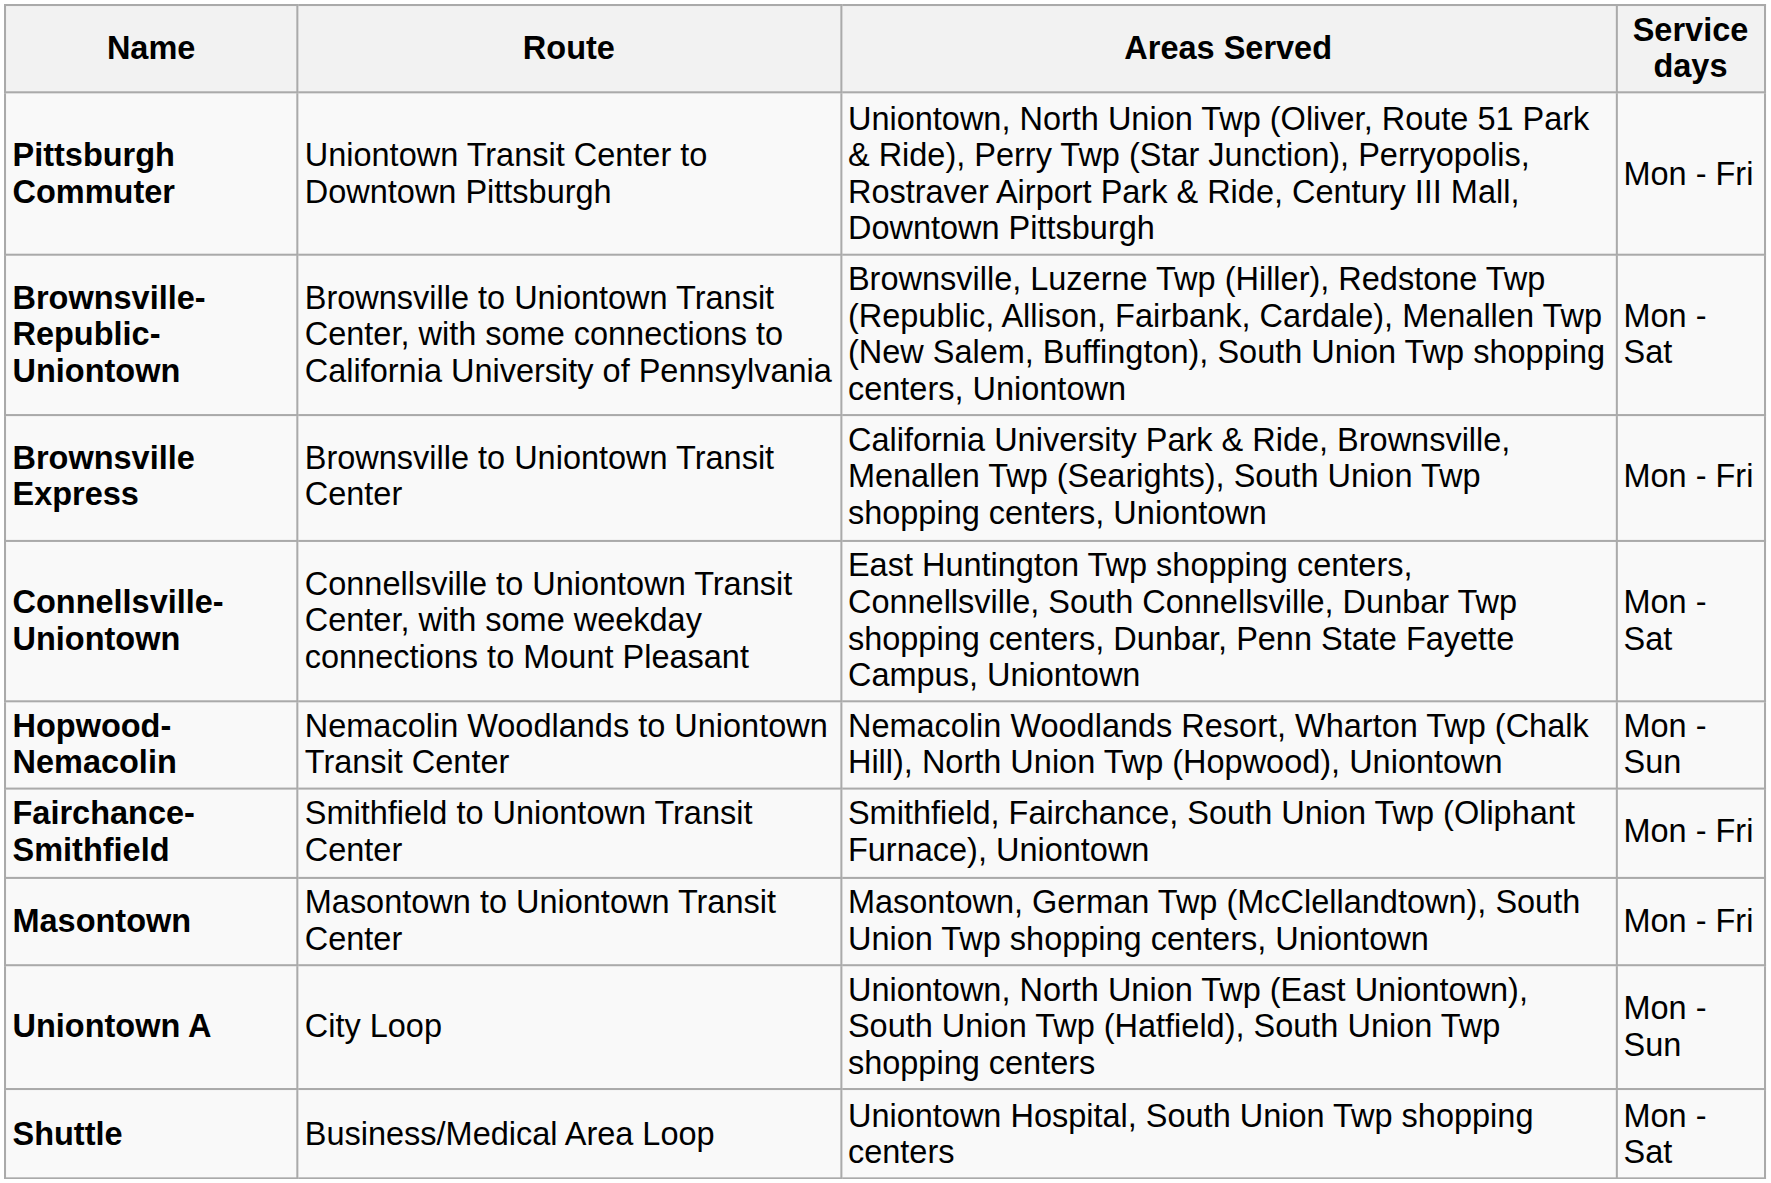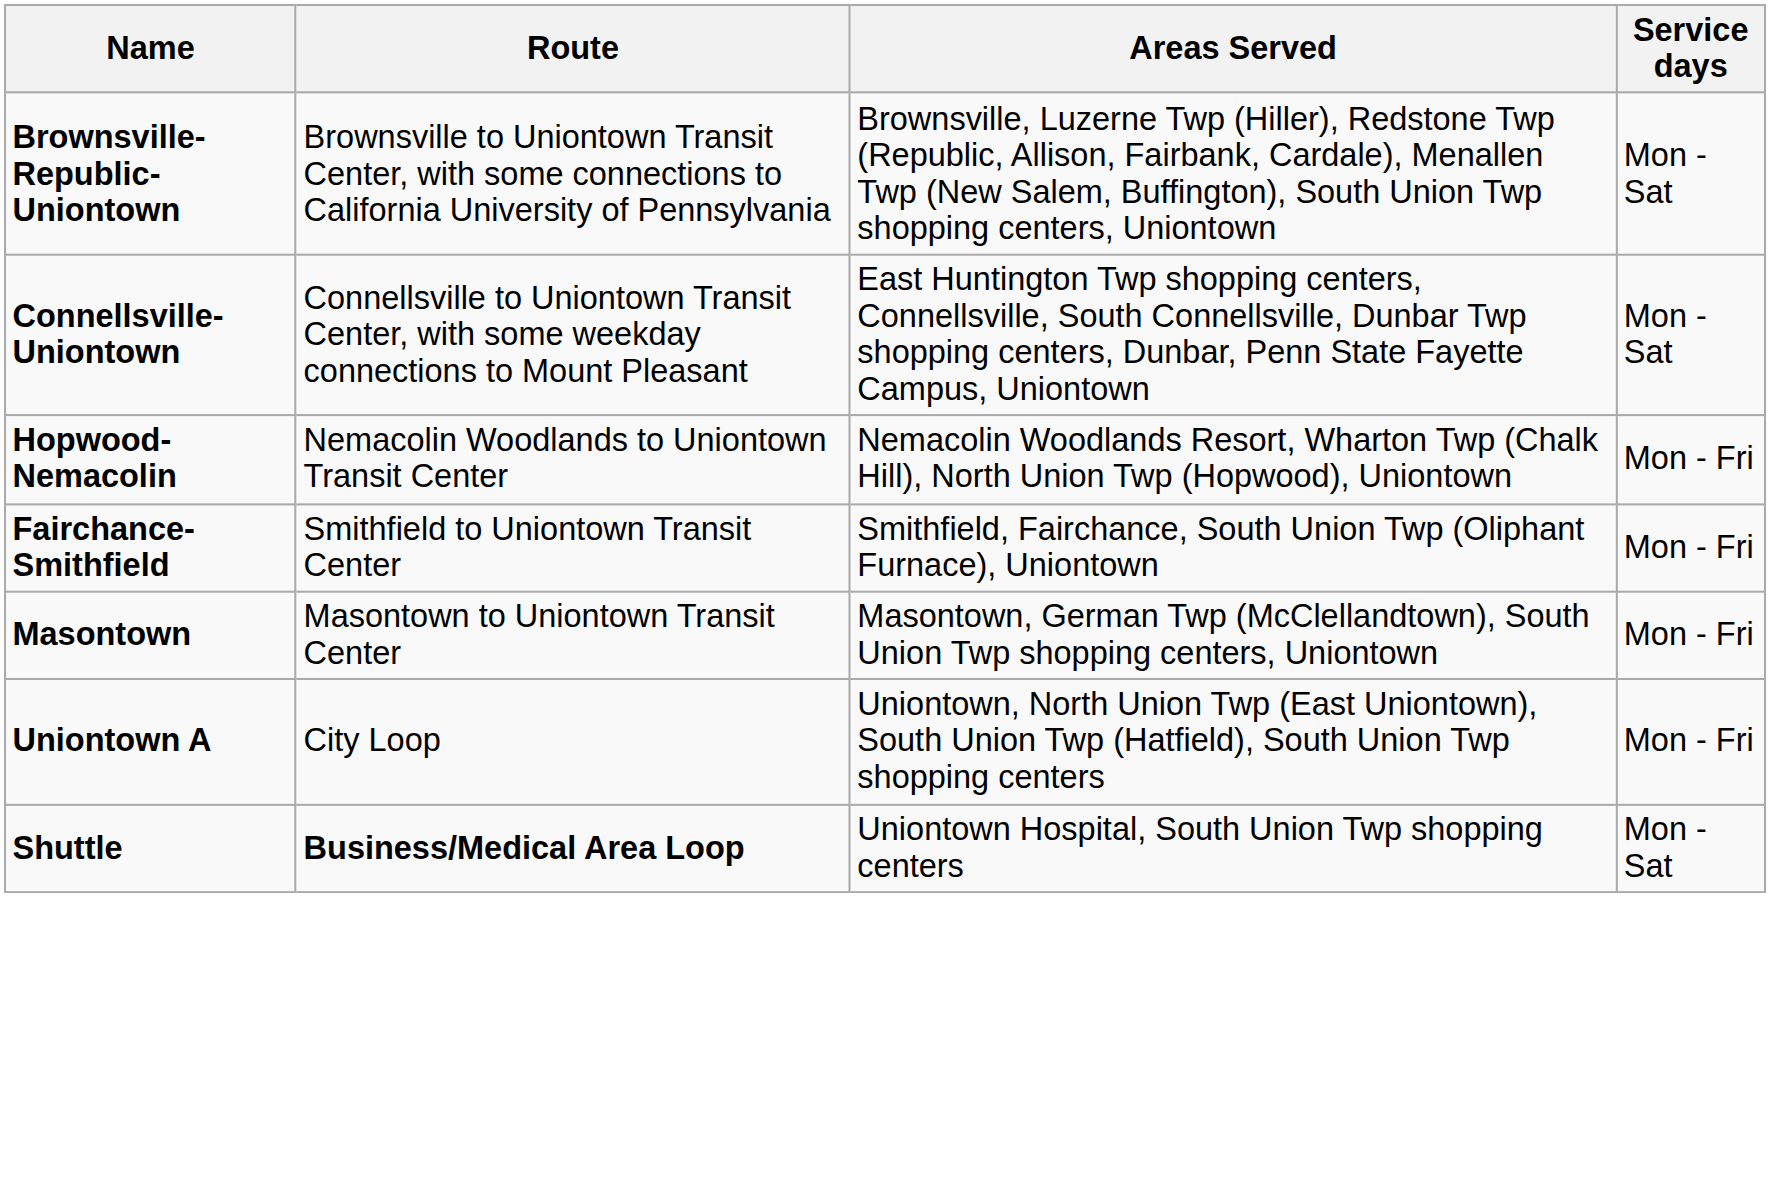- row: (94, 173)
- row: (104, 477)
(1665, 744) Mon - Sun -> (1689, 458) Mon - Fri
(1665, 1026) Mon - Sun -> (1689, 741) Mon - Fri
(510, 1133) normal -> (524, 847) bold
